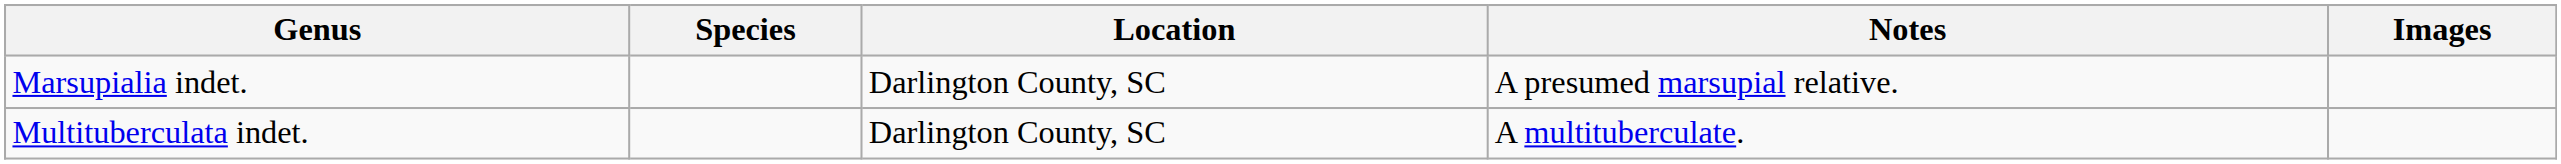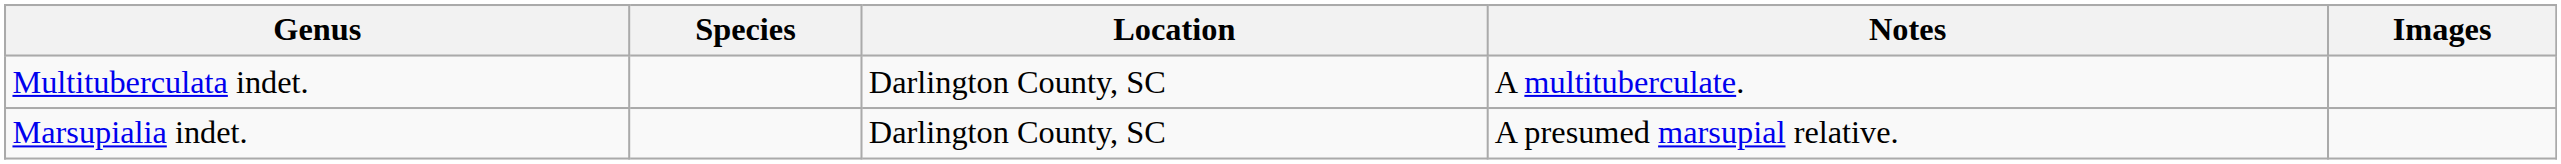rows swapped: (130, 81) <-> (161, 132)
